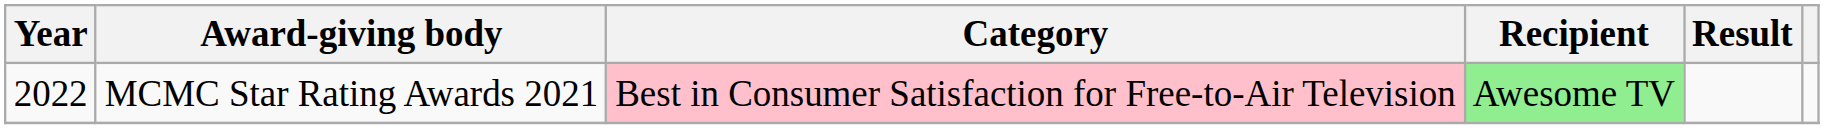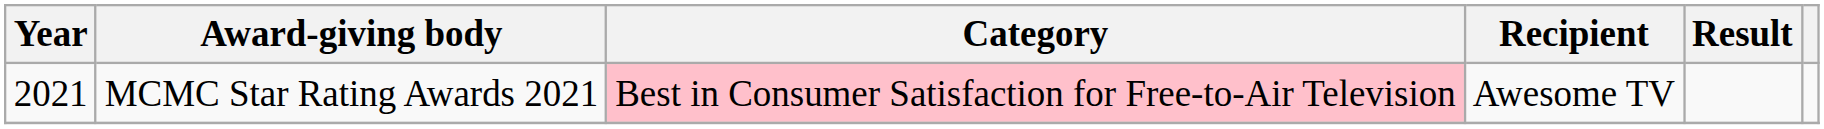(51, 92) 2022 -> (51, 92) 2021
(1574, 92) lightgreen background -> (1574, 92) no background
